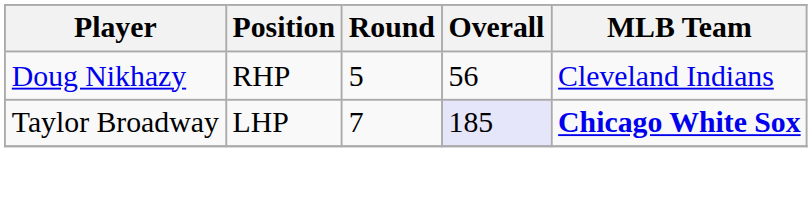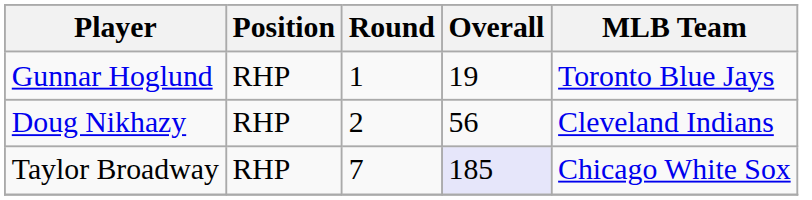+ row: (112, 75)
(356, 75) 5 -> (356, 122) 2
(261, 122) LHP -> (261, 169) RHP
(679, 122) bold -> (674, 169) normal
